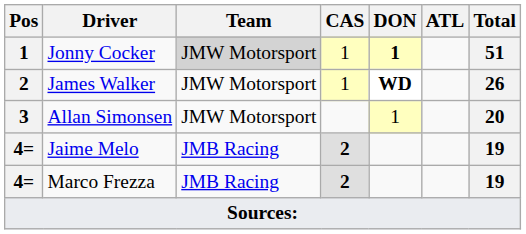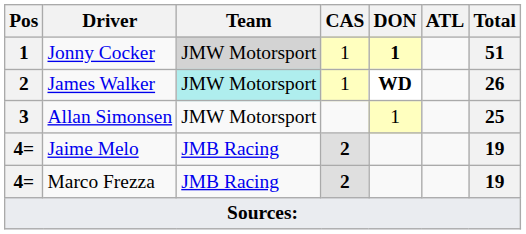(249, 85) no background -> (249, 85) paleturquoise background
(495, 117) 20 -> (495, 117) 25
